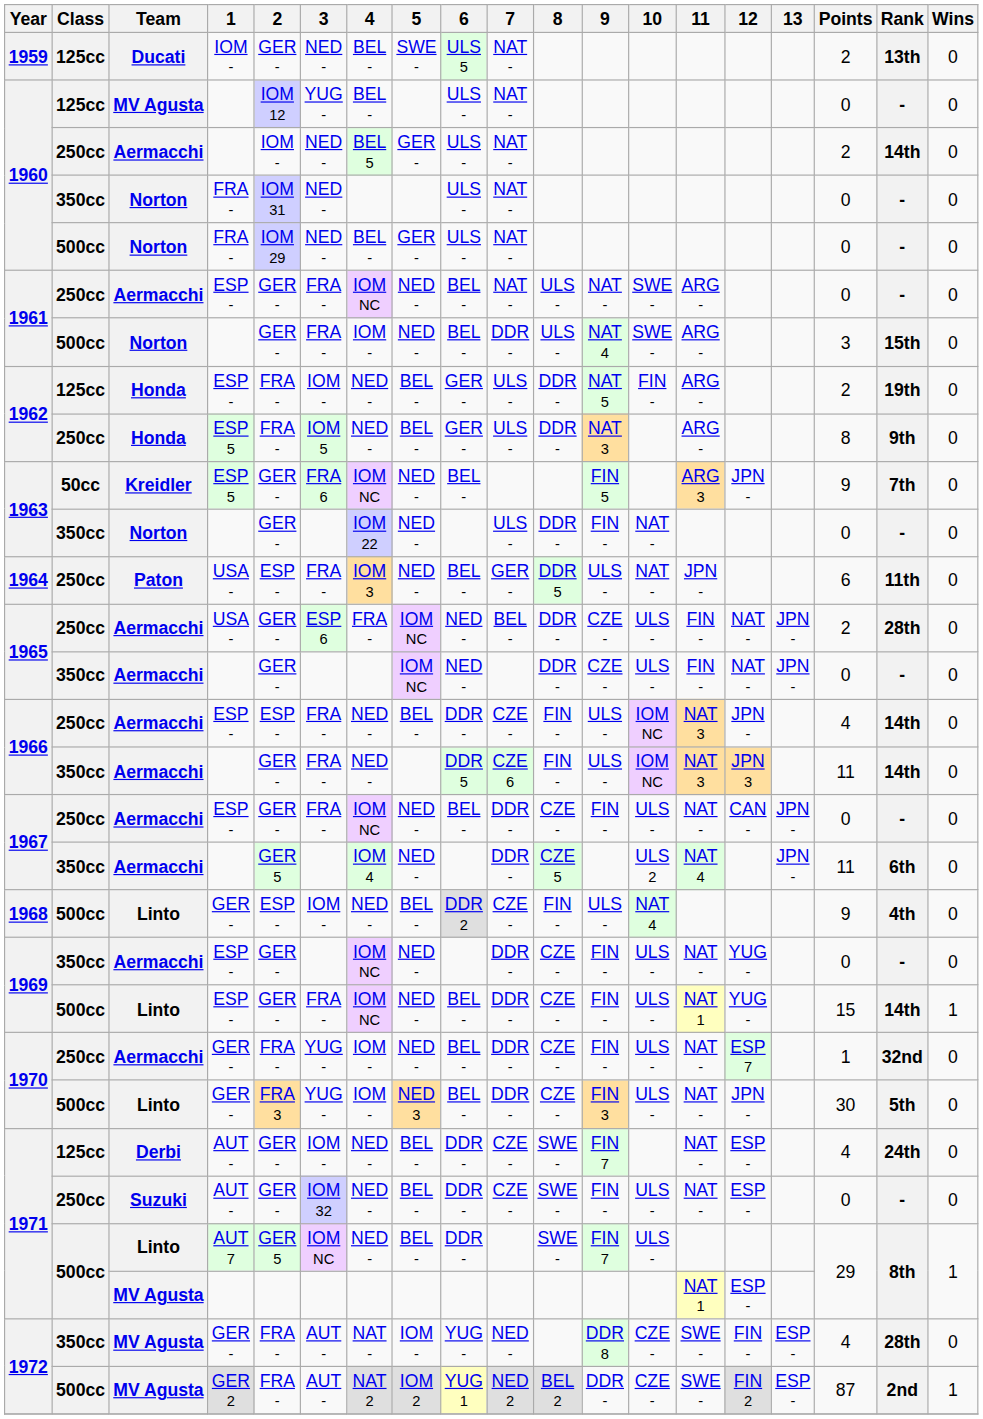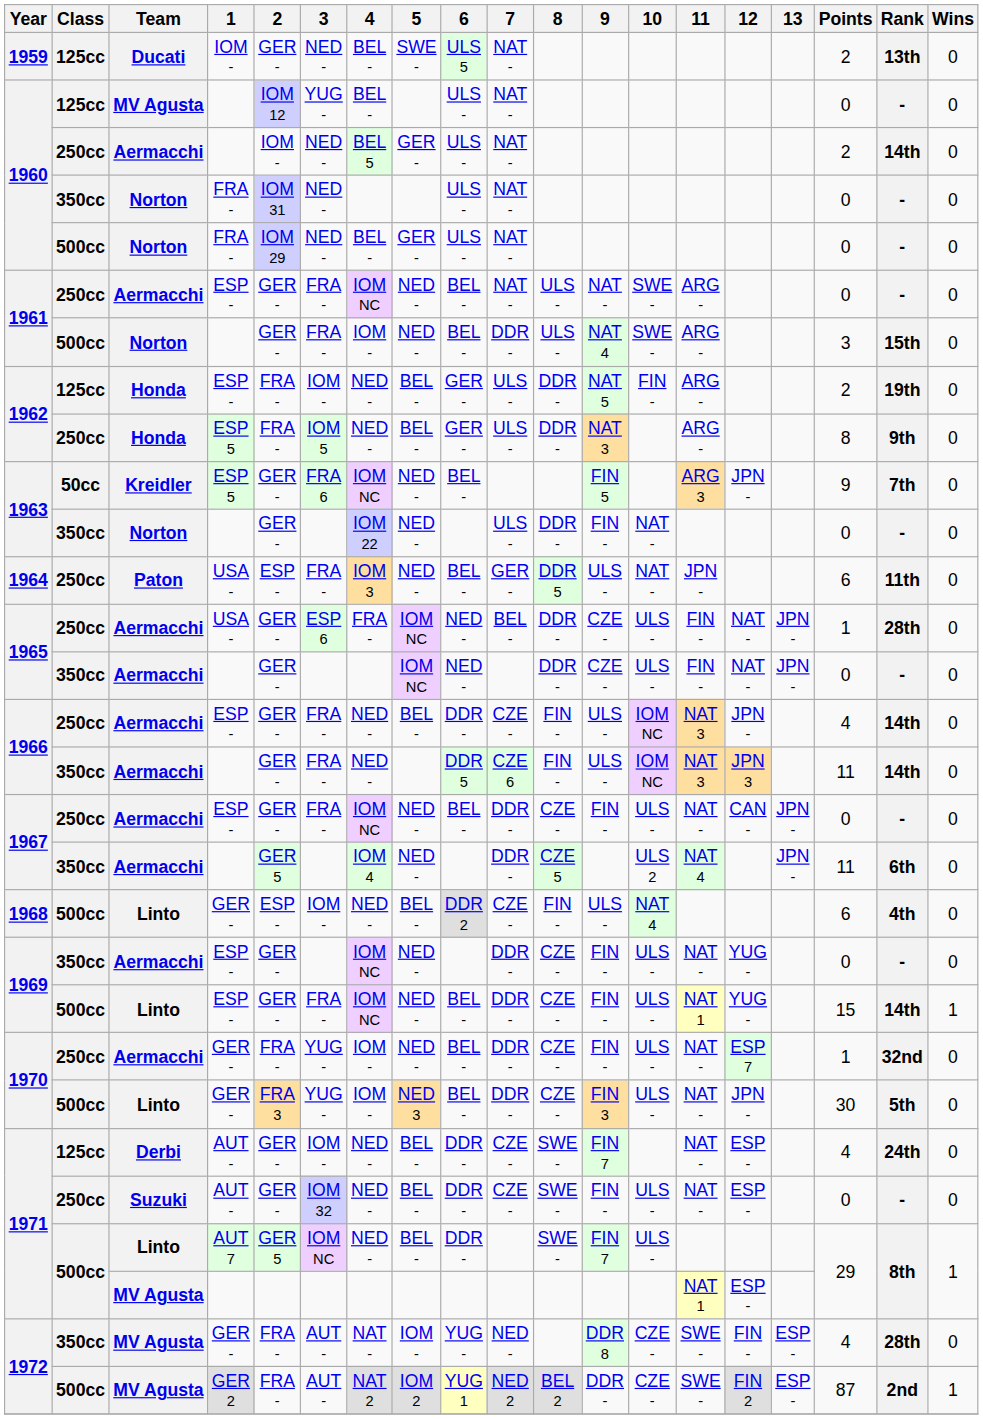(846, 628) 2 -> (846, 628) 1
(277, 723) ESP - -> (277, 723) GER -
(846, 914) 9 -> (846, 914) 6
